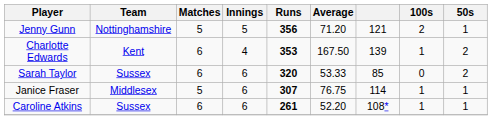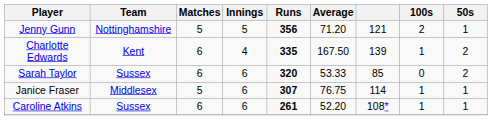(289, 51) 353 -> (289, 51) 335
